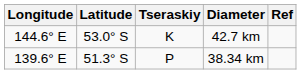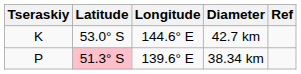columns swapped: (170, 15) <-> (40, 15)
(106, 58) no background -> (102, 58) pink background
